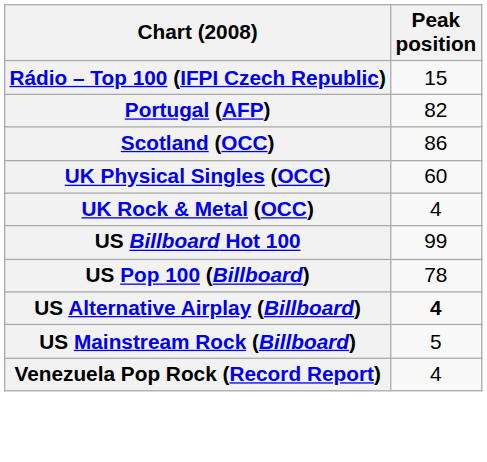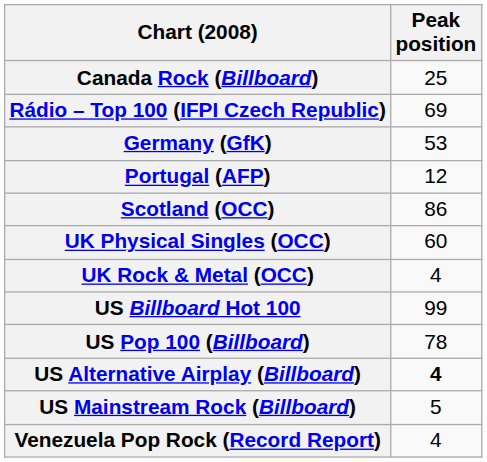+ row: (198, 77)
(436, 77) 15 -> (436, 110) 69
+ row: (198, 143)
(436, 110) 82 -> (436, 176) 12
